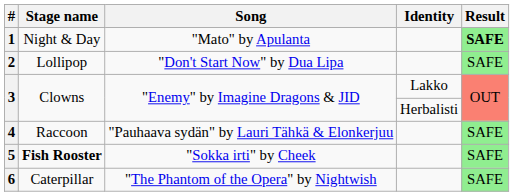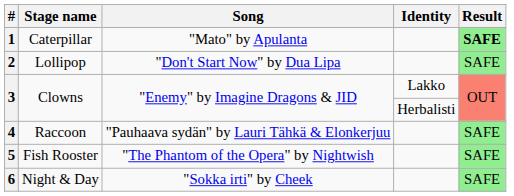(62, 39) Night & Day -> (60, 39) Caterpillar
(62, 156) bold -> (60, 156) normal
(251, 156) "Sokka irti" by Cheek -> (248, 156) "The Phantom of the Opera" by Nightwish
(62, 179) Caterpillar -> (60, 179) Night & Day
(251, 179) "The Phantom of the Opera" by Nightwish -> (248, 179) "Sokka irti" by Cheek
